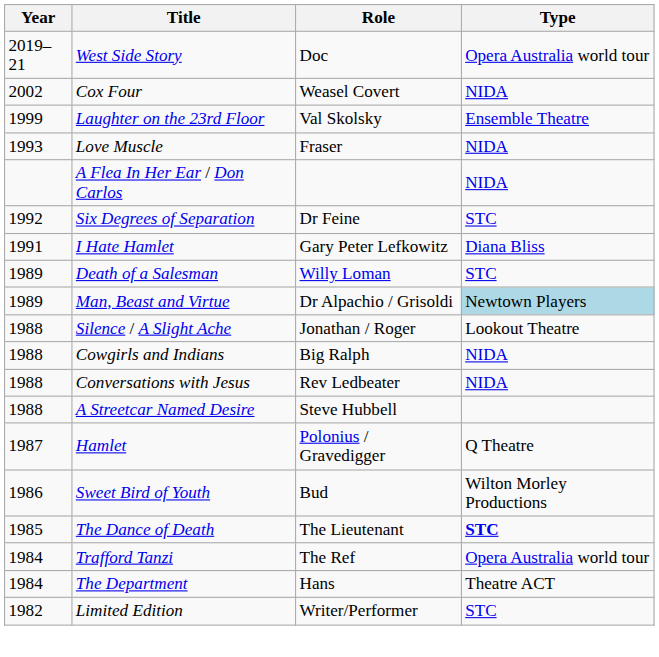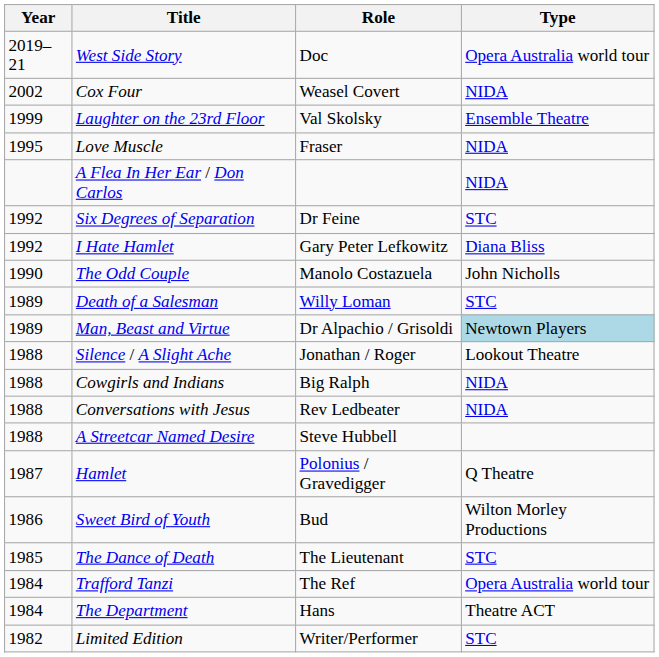(26, 145) 1993 -> (26, 145) 1995
(26, 246) 1991 -> (26, 246) 1992
+ row: (132, 273)
(482, 529) bold -> (481, 556) normal
